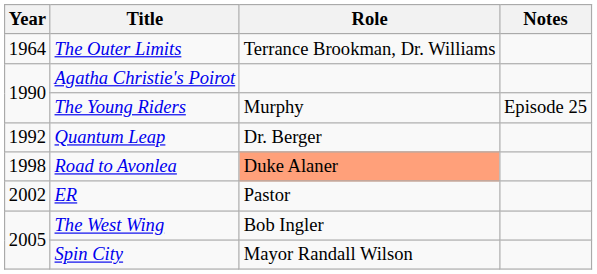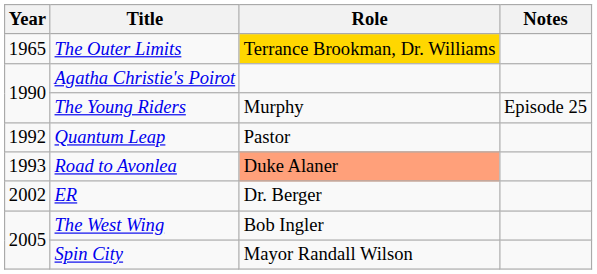(27, 48) 1964 -> (27, 48) 1965
(370, 48) no background -> (370, 48) gold background
(283, 136) Dr. Berger -> (267, 136) Pastor
(27, 166) 1998 -> (27, 166) 1993
(267, 195) Pastor -> (283, 195) Dr. Berger
